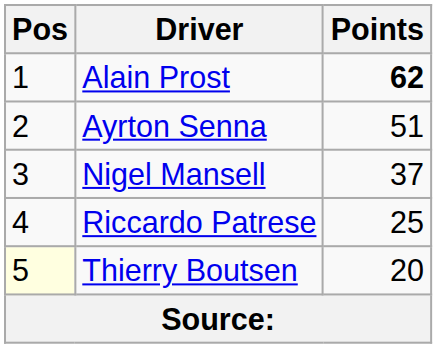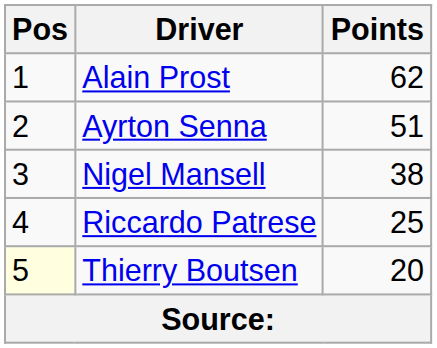(407, 78) bold -> (407, 78) normal
(407, 174) 37 -> (407, 174) 38
